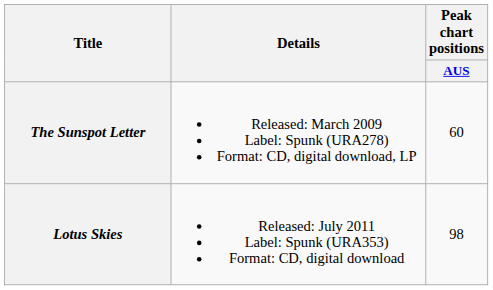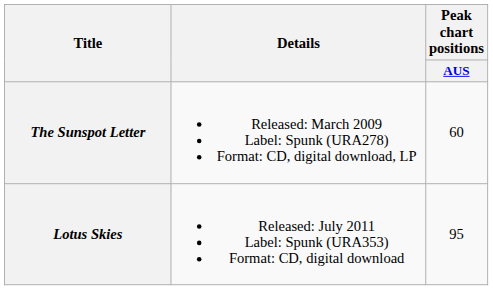(456, 233) 98 -> (456, 233) 95
